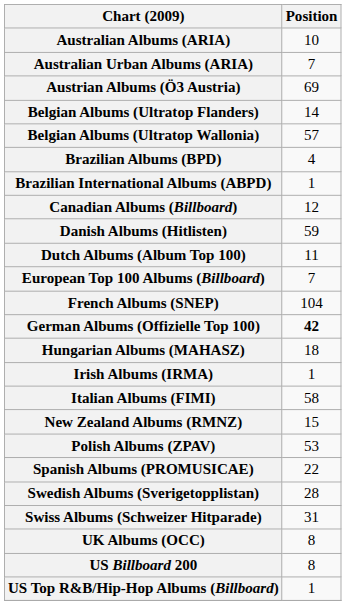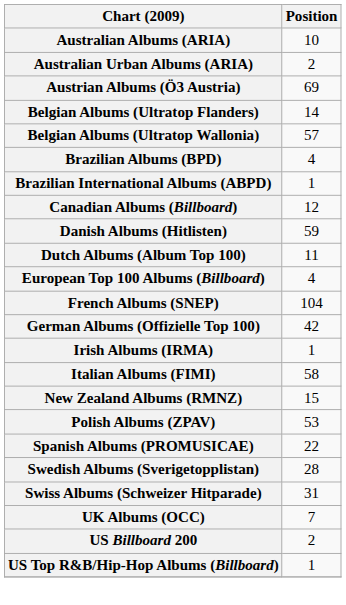(312, 64) 7 -> (312, 64) 2
(312, 278) 7 -> (312, 278) 4
(312, 326) bold -> (312, 326) normal
- row: (143, 350)
(312, 541) 8 -> (312, 517) 7
(312, 565) 8 -> (312, 541) 2
